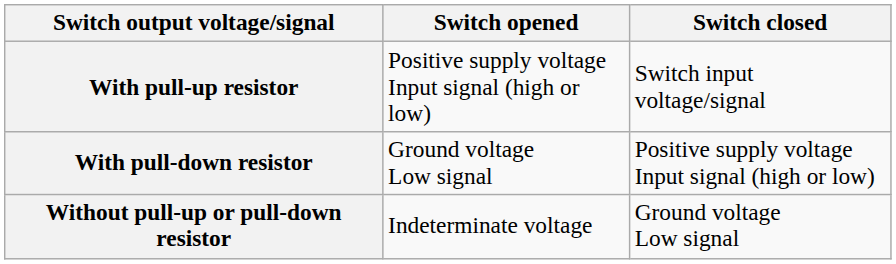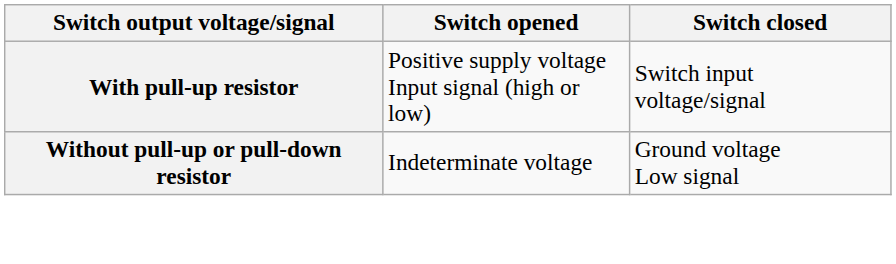- row: (194, 162)
